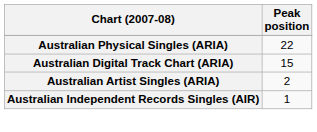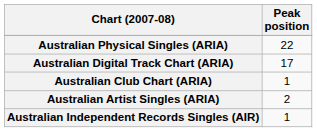(287, 63) 15 -> (287, 63) 17
+ row: (133, 81)
